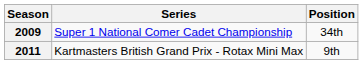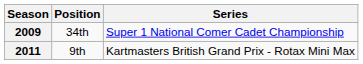columns swapped: (179, 13) <-> (332, 13)
